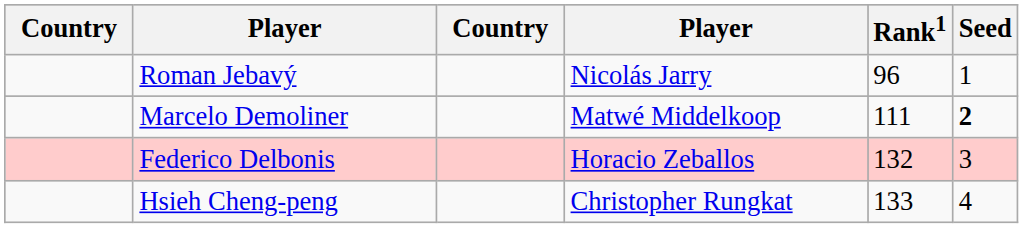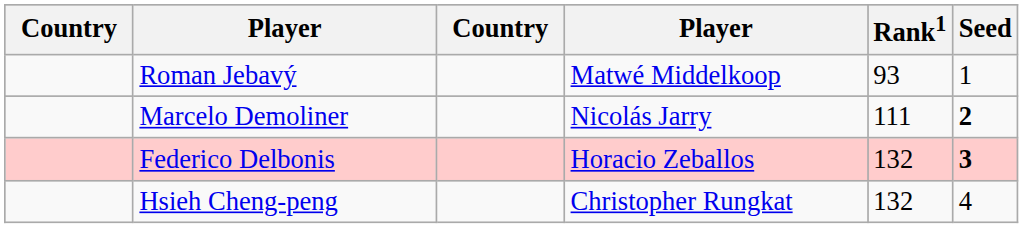(641, 74) Nicolás Jarry -> (676, 74) Matwé Middelkoop
(887, 74) 96 -> (887, 74) 93
(676, 116) Matwé Middelkoop -> (641, 116) Nicolás Jarry
(965, 159) normal -> (965, 159) bold
(893, 201) 133 -> (893, 201) 132
